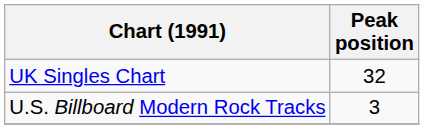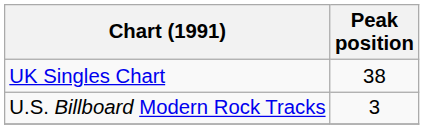(374, 75) 32 -> (374, 75) 38
